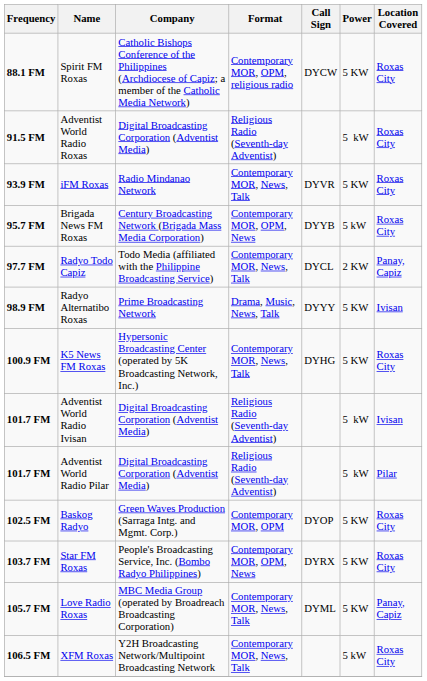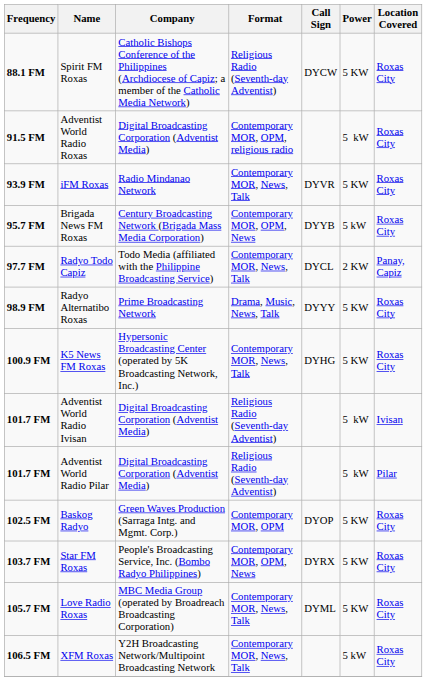(262, 72) Contemporary MOR, OPM, religious radio -> (260, 72) Religious Radio (Seventh-day Adventist)
(260, 137) Religious Radio (Seventh-day Adventist) -> (262, 137) Contemporary MOR, OPM, religious radio
(390, 307) Ivisan -> (390, 307) Roxas City
(391, 608) Panay, Capiz -> (390, 608) Roxas City
